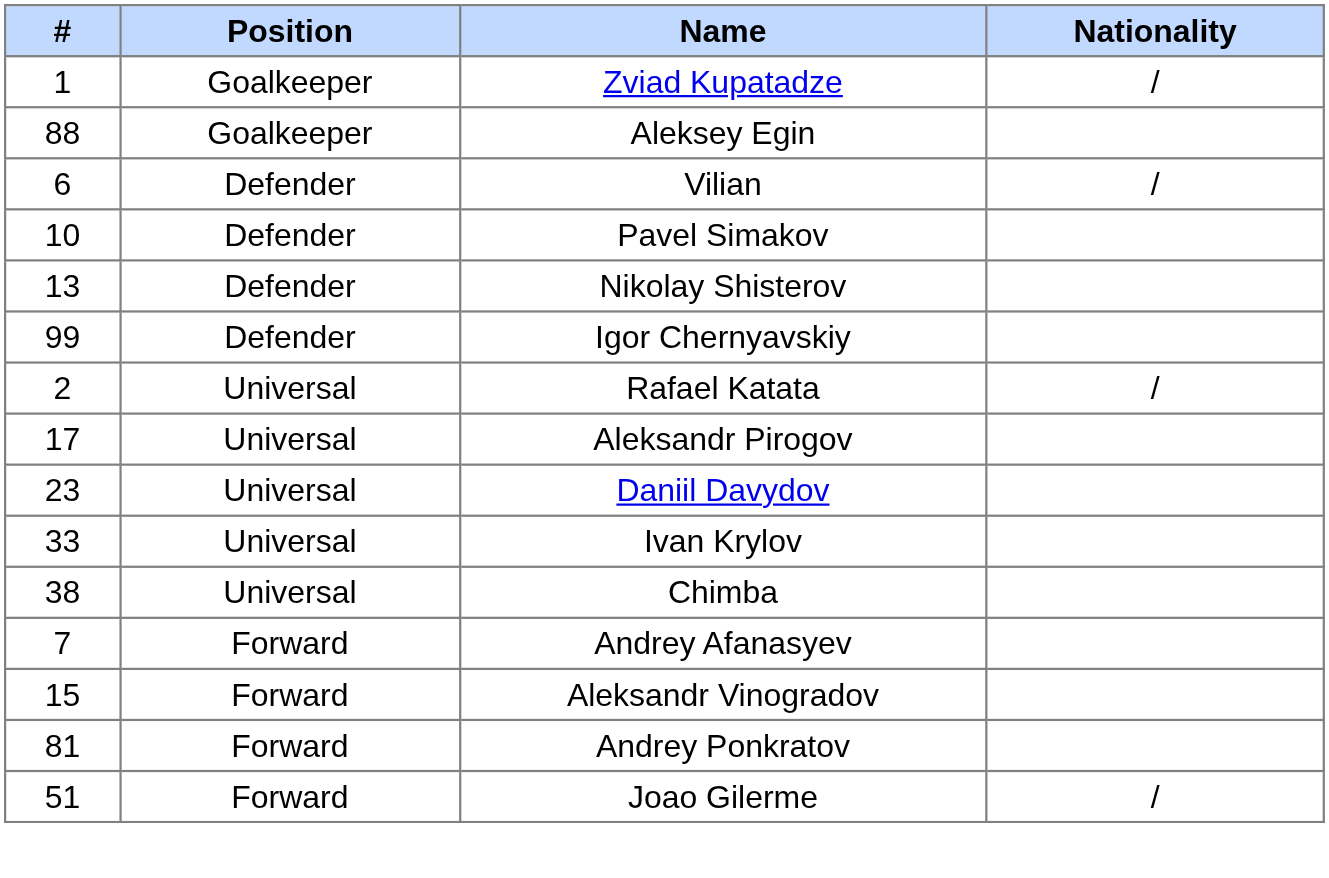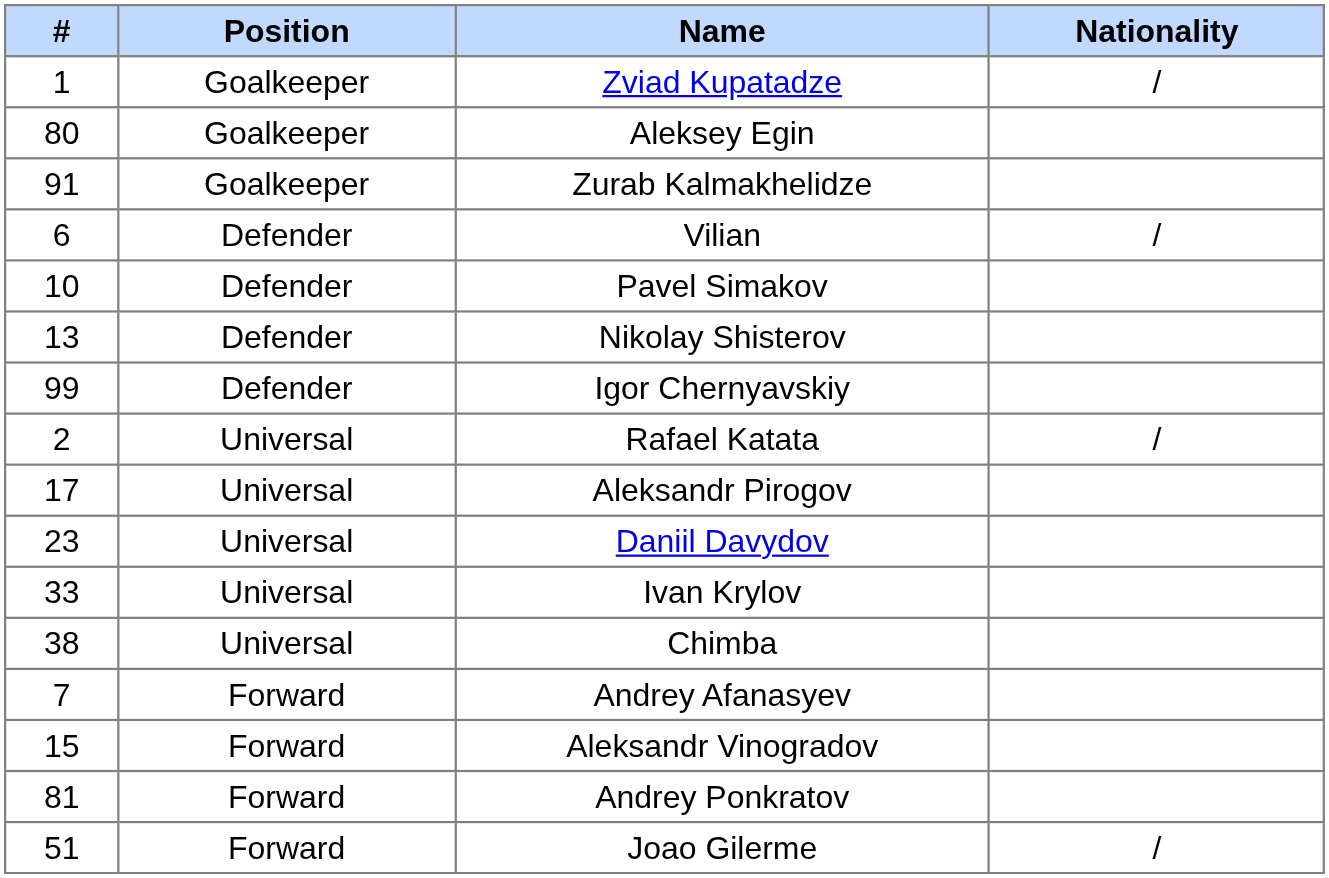(63, 133) 88 -> (62, 133) 80
+ row: (722, 184)
